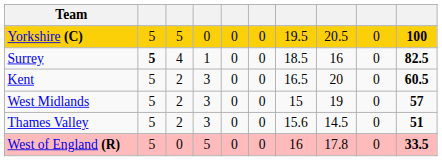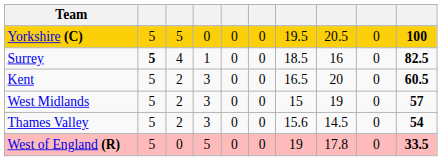(417, 123) 51 -> (417, 123) 54
(296, 144) 16 -> (296, 144) 19
